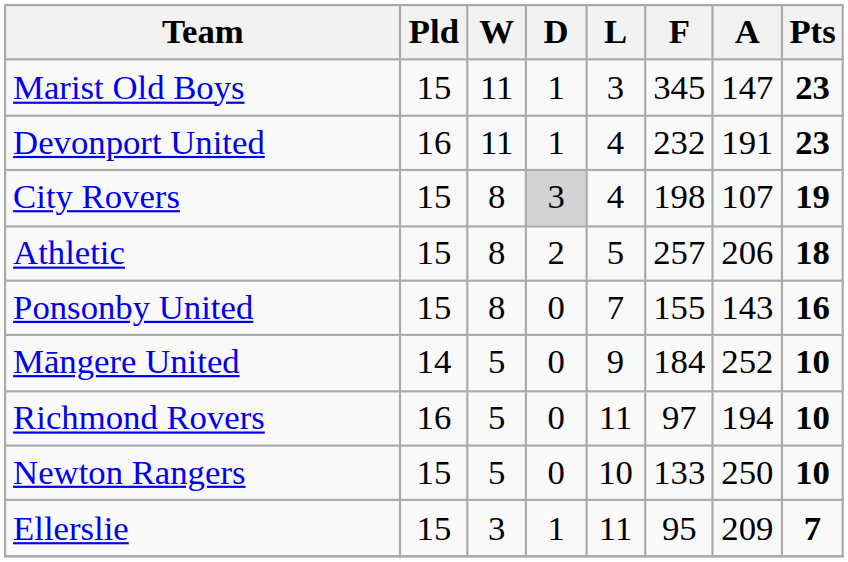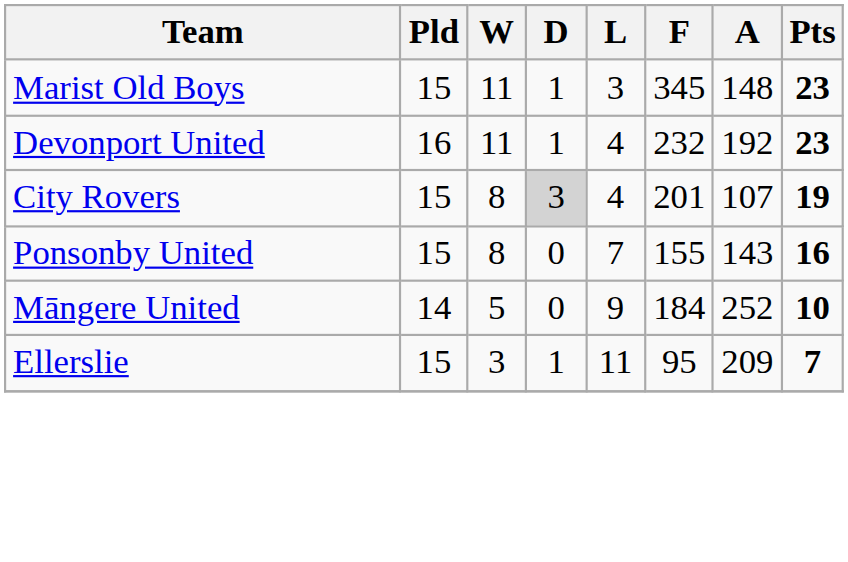(747, 87) 147 -> (747, 87) 148
(747, 142) 191 -> (747, 142) 192
(679, 197) 198 -> (679, 197) 201
- row: (69, 252)
- row: (139, 417)
- row: (129, 472)
